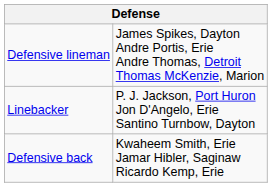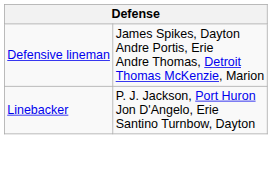- row: (50, 158)
